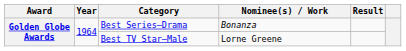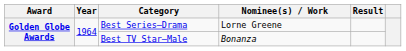(239, 25) Bonanza -> (251, 25) Lorne Greene
(251, 39) Lorne Greene -> (239, 39) Bonanza
